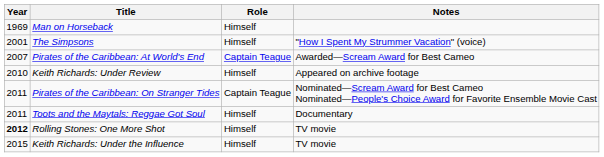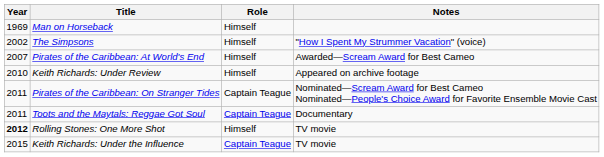(17, 42) 2001 -> (17, 42) 2002
(257, 57) Captain Teague -> (240, 57) Himself
(240, 114) Himself -> (257, 114) Captain Teague
(240, 144) Himself -> (257, 144) Captain Teague
